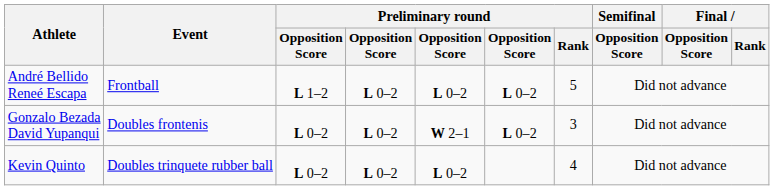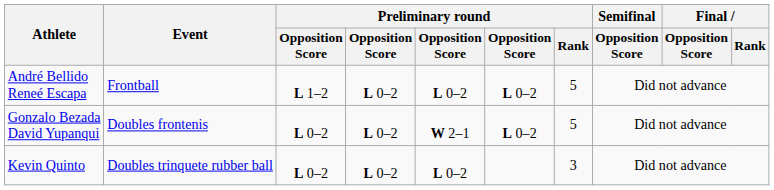(573, 125) 3 -> (573, 125) 5
(573, 165) 4 -> (573, 165) 3
